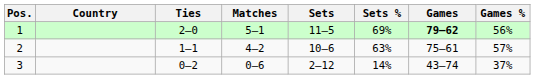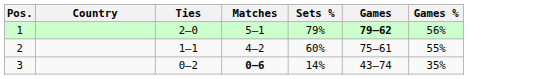- column: (321, 13)
(382, 30) 69% -> (315, 30) 79%
(382, 48) 63% -> (315, 48) 60%
(503, 48) 57% -> (436, 48) 55%
(255, 65) normal -> (255, 65) bold
(503, 65) 37% -> (436, 65) 35%
